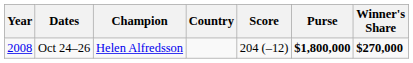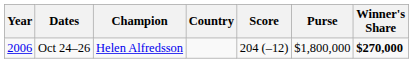(20, 48) 2008 -> (20, 48) 2006
(322, 48) bold -> (322, 48) normal
